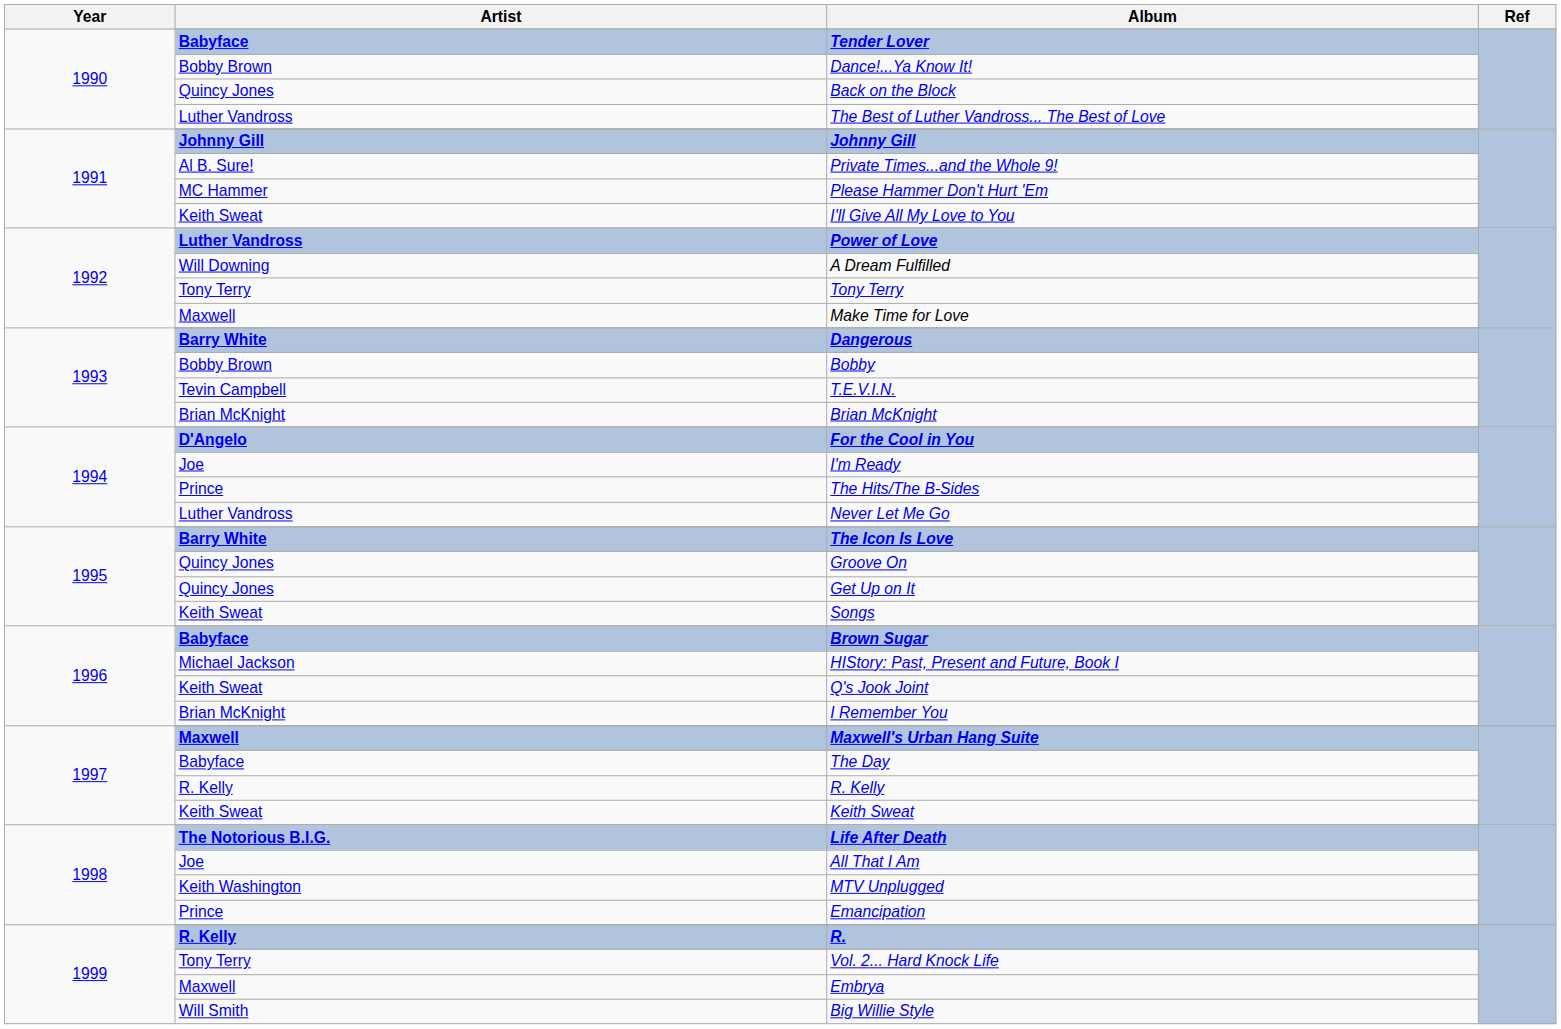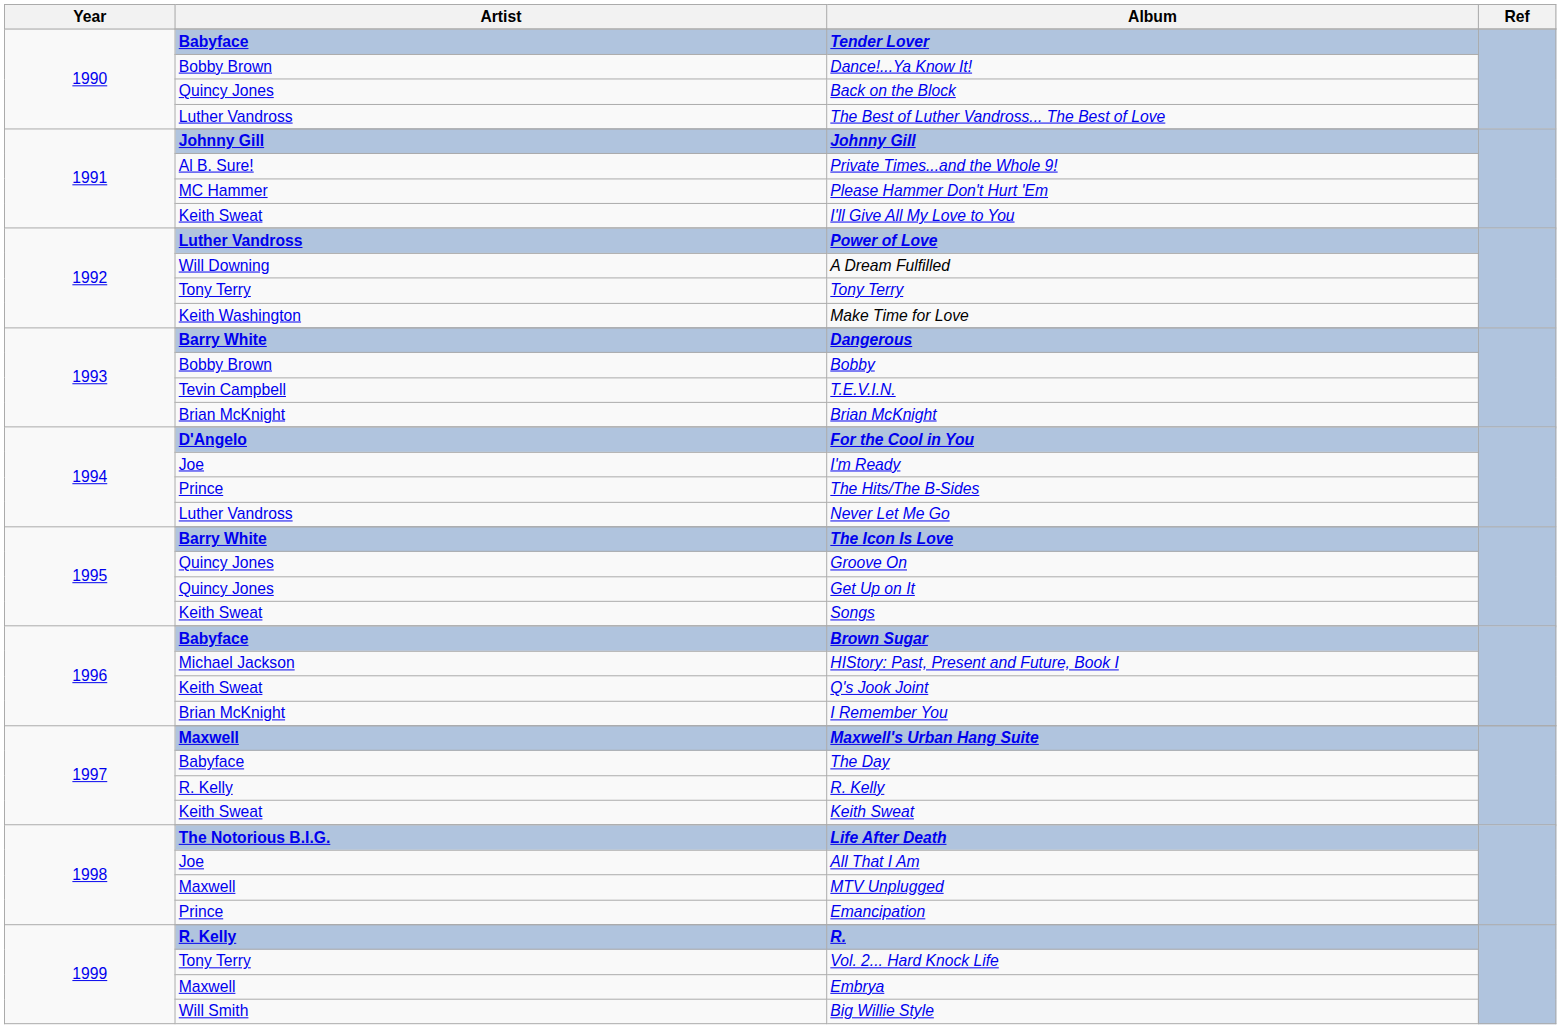(207, 315) Maxwell -> (240, 315) Keith Washington
(240, 887) Keith Washington -> (207, 887) Maxwell
